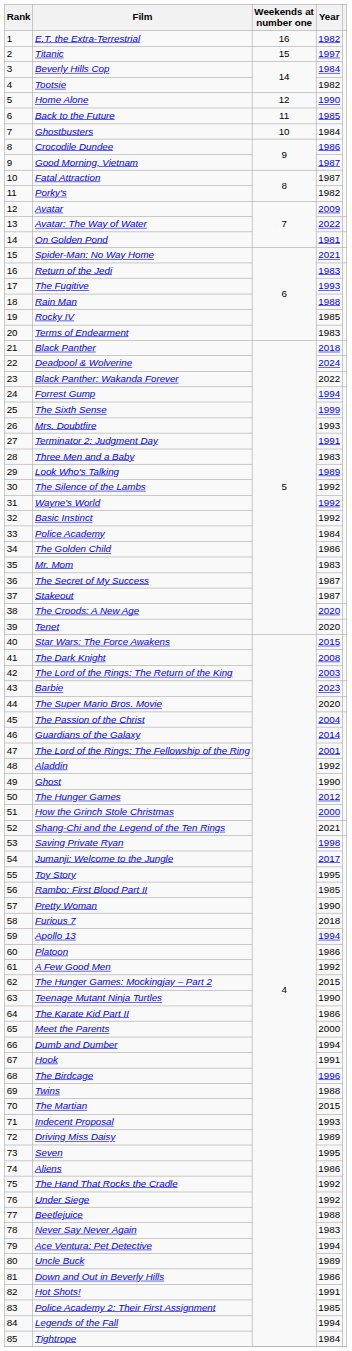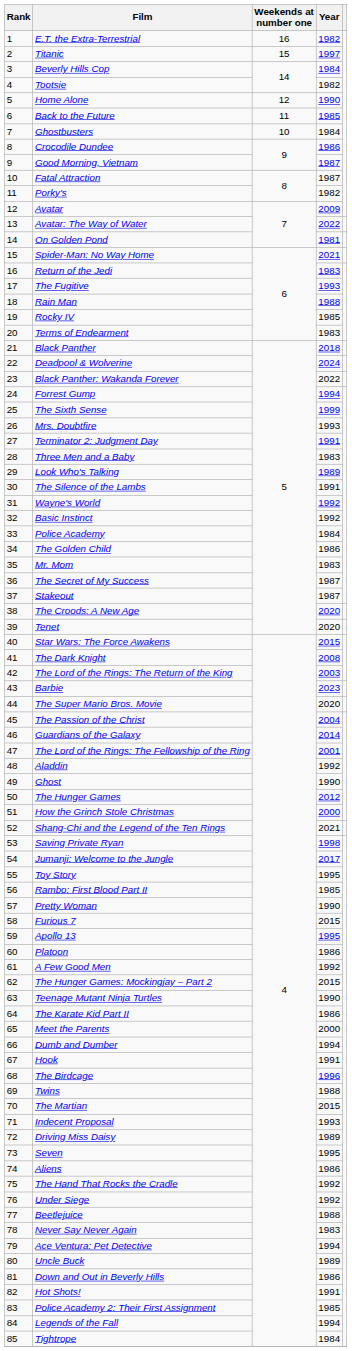(329, 487) 1992 -> (329, 487) 1991
(329, 920) 2018 -> (329, 920) 2015
(329, 936) 1994 -> (329, 936) 1995
